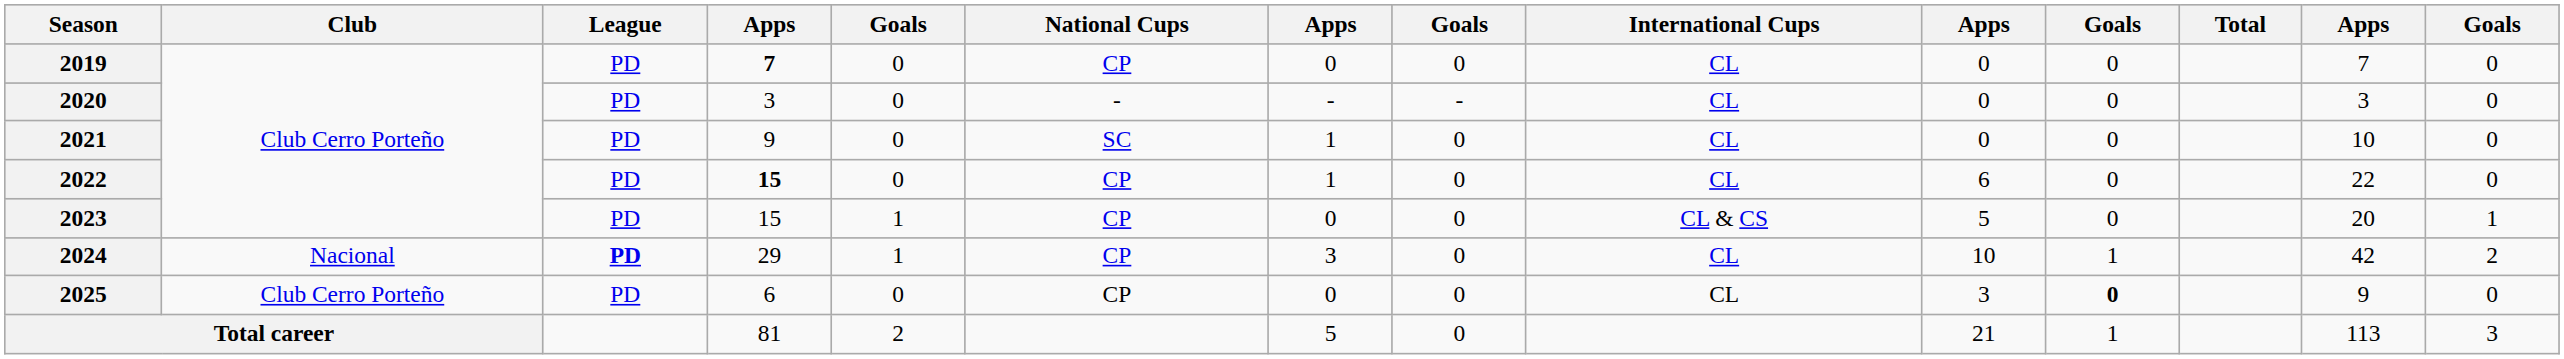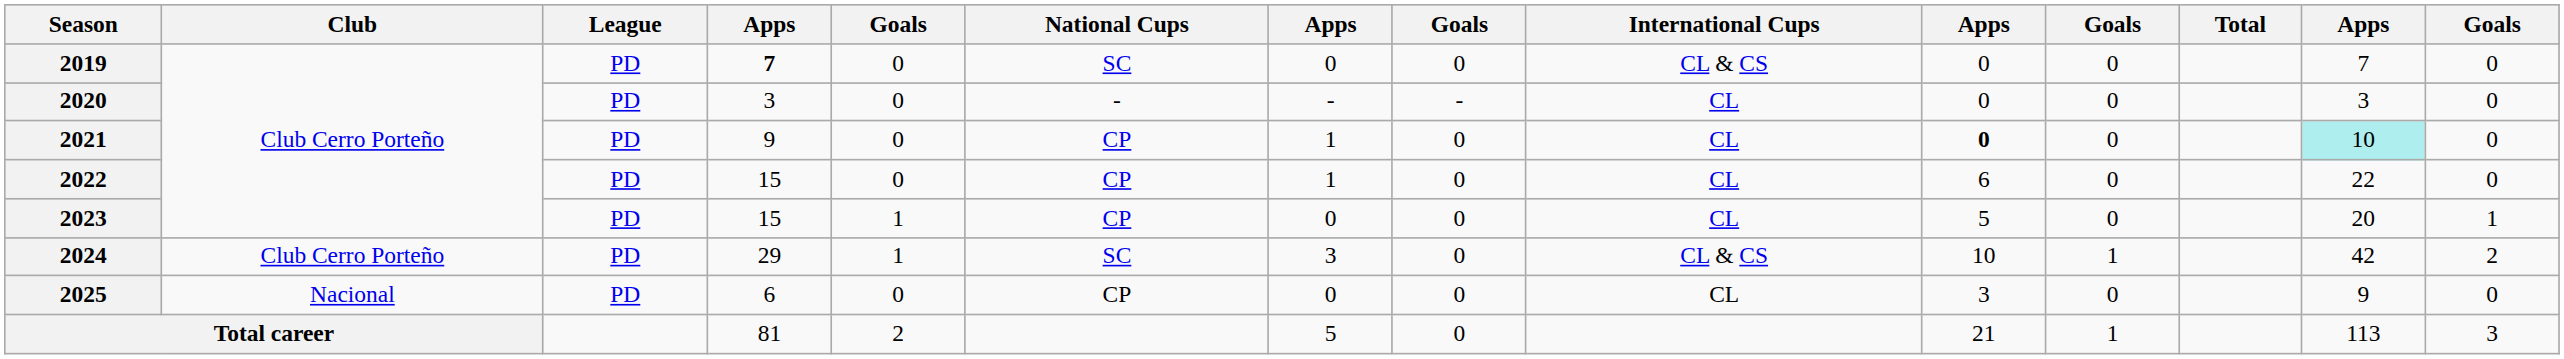(1117, 62) CP -> (1117, 62) SC
(1724, 62) CL -> (1724, 62) CL & CS
(1117, 140) SC -> (1117, 140) CP
(1984, 140) normal -> (1984, 140) bold
(2363, 140) no background -> (2363, 140) paleturquoise background
(769, 179) bold -> (769, 179) normal
(1724, 217) CL & CS -> (1724, 217) CL
(352, 256) Nacional -> (352, 256) Club Cerro Porteño
(625, 256) bold -> (625, 256) normal
(1117, 256) CP -> (1117, 256) SC
(1724, 256) CL -> (1724, 256) CL & CS
(352, 295) Club Cerro Porteño -> (352, 295) Nacional
(2113, 295) bold -> (2113, 295) normal
